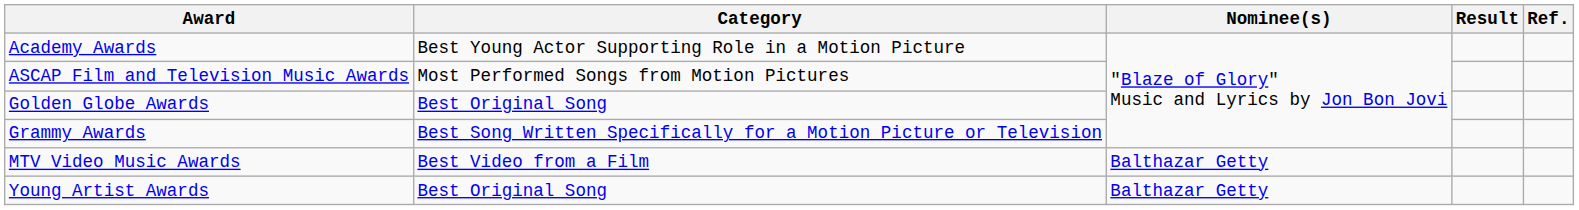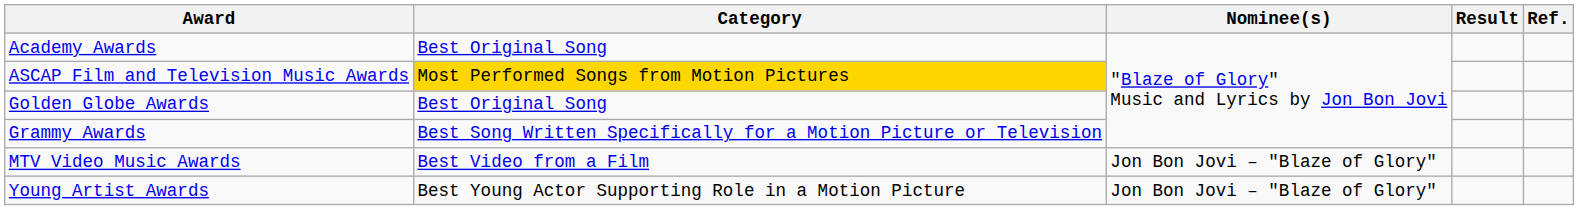(691, 48) Best Young Actor Supporting Role in a Motion Picture -> (512, 48) Best Original Song
(633, 76) no background -> (633, 76) gold background
(1189, 162) Balthazar Getty -> (1274, 162) Jon Bon Jovi – "Blaze of Glory"
(512, 191) Best Original Song -> (691, 191) Best Young Actor Supporting Role in a Motion Picture
(1189, 191) Balthazar Getty -> (1274, 191) Jon Bon Jovi – "Blaze of Glory"
